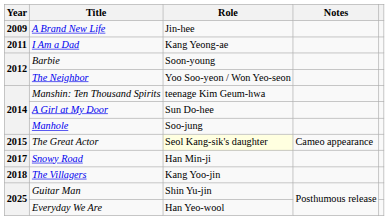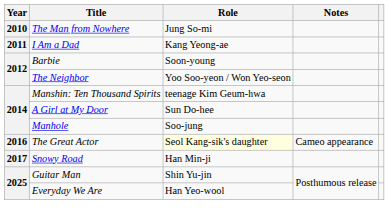- row: (69, 28)
+ row: (81, 28)
(17, 142) 2015 -> (17, 142) 2016
- row: (59, 175)
